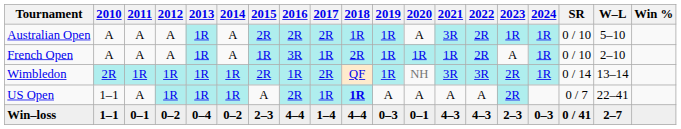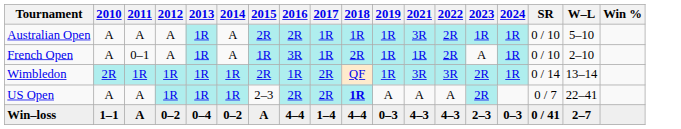- column: (419, 14)
(326, 34) 2R -> (326, 34) 1R
(140, 54) A -> (140, 54) 0–1
(109, 94) 1–1 -> (109, 94) A
(264, 94) A -> (264, 94) 2–3
(326, 94) 1R -> (326, 94) 2R
(140, 114) 0–1 -> (140, 114) A
(264, 114) 2–3 -> (264, 114) A
